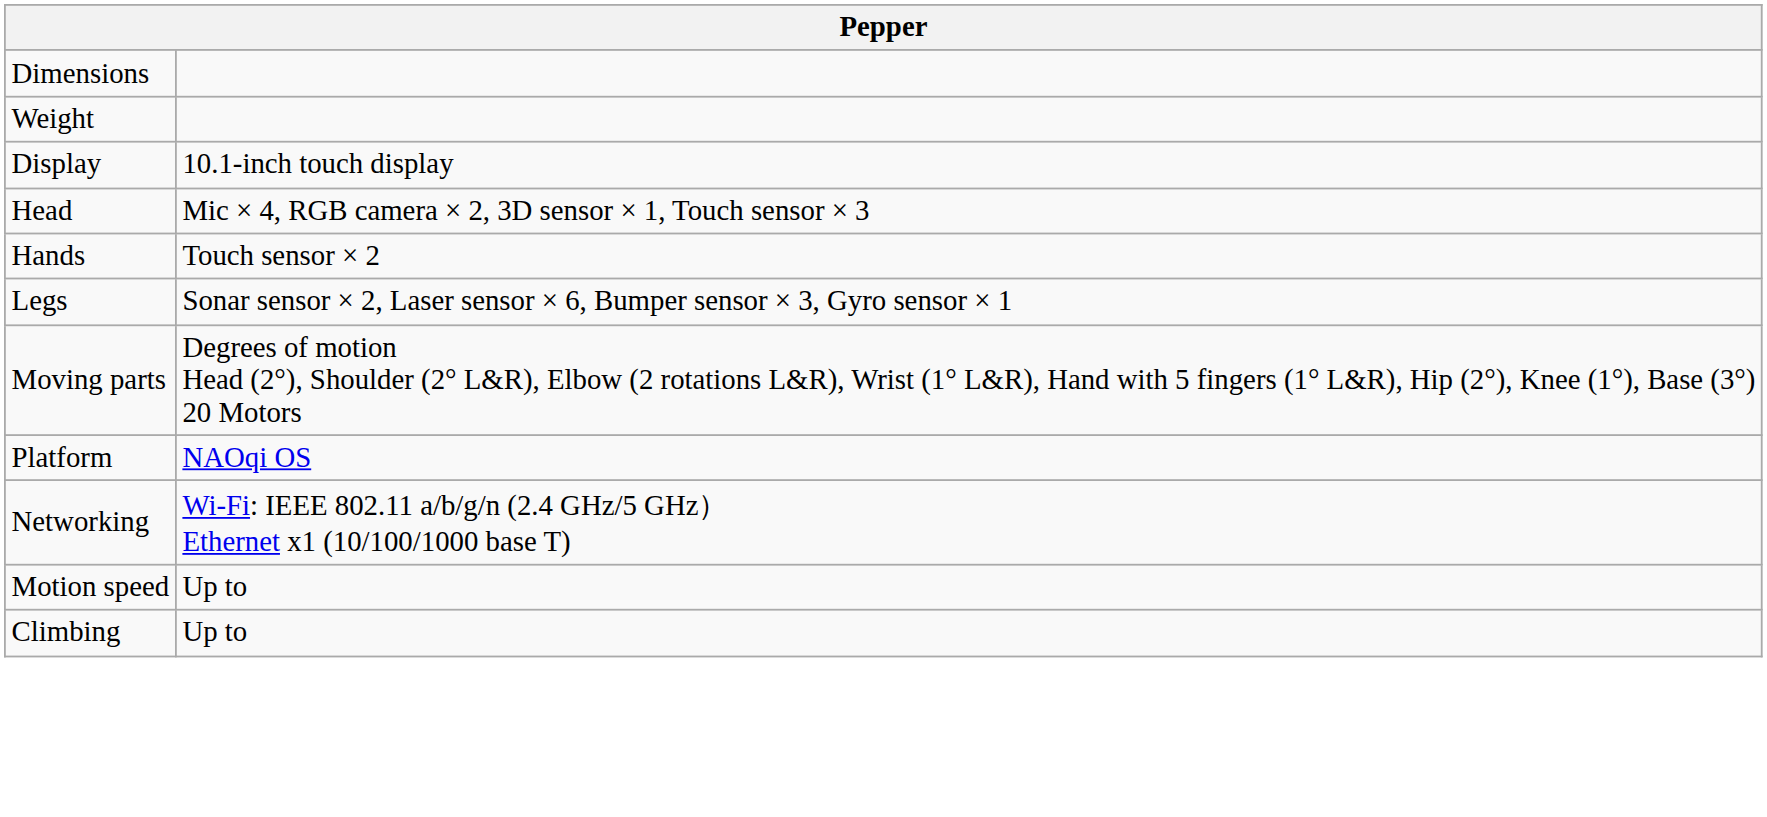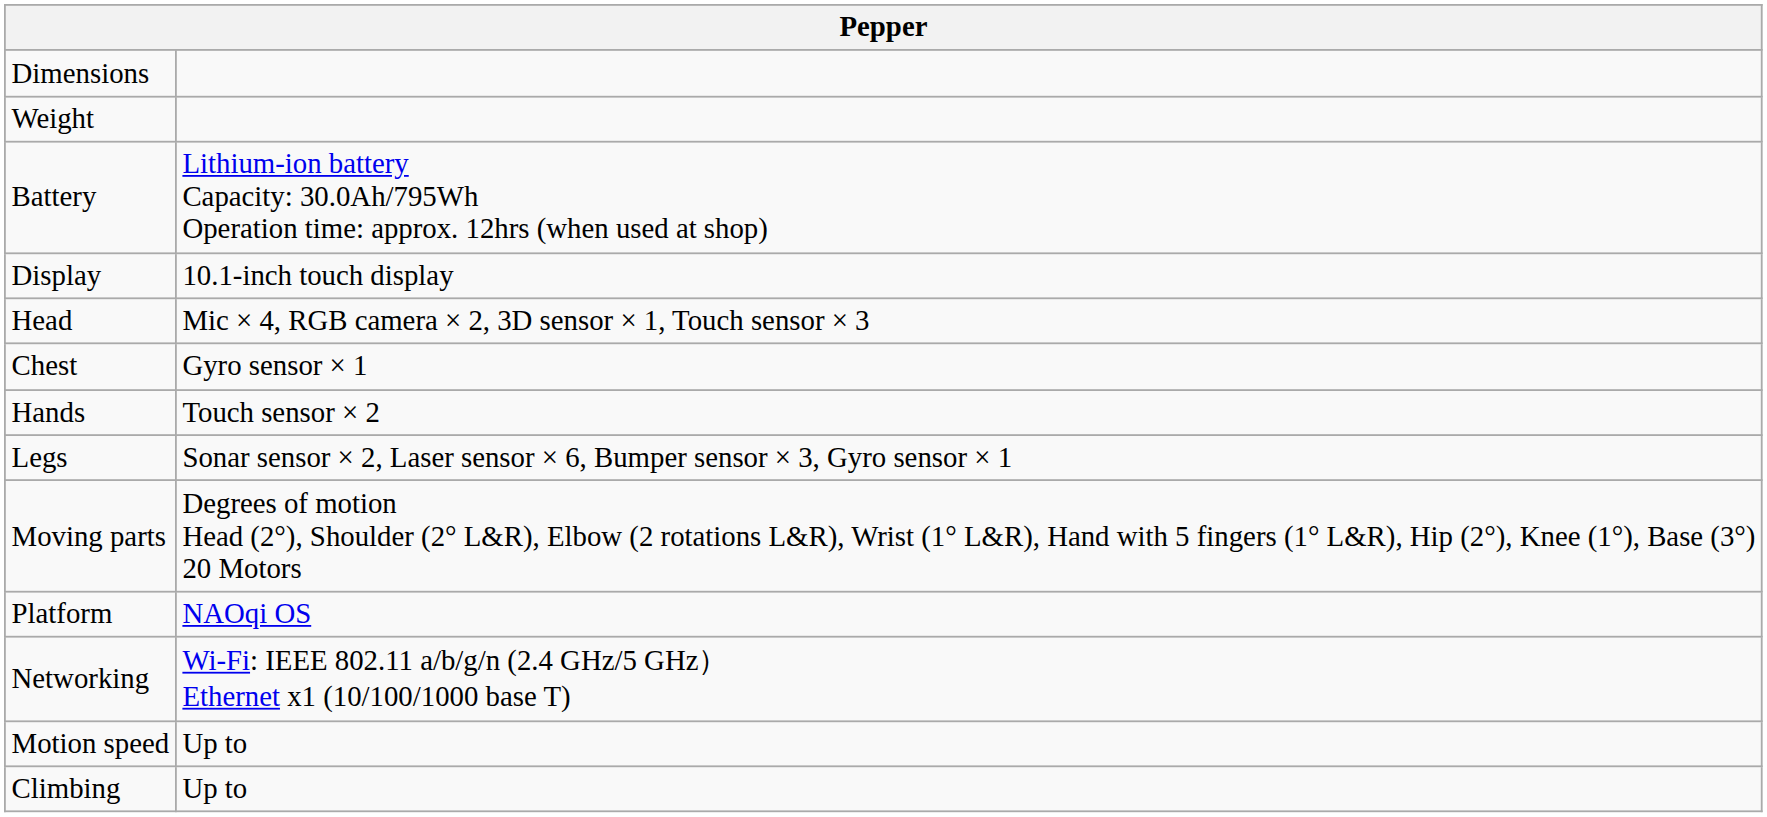+ row: (54, 196)
+ row: (44, 366)
